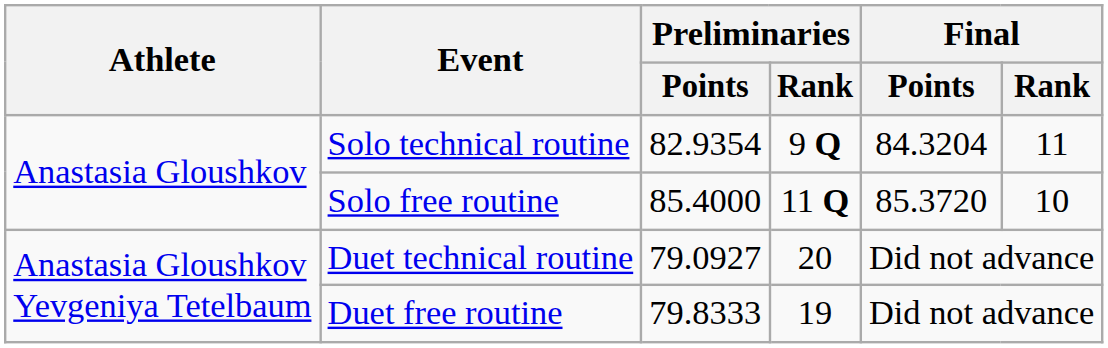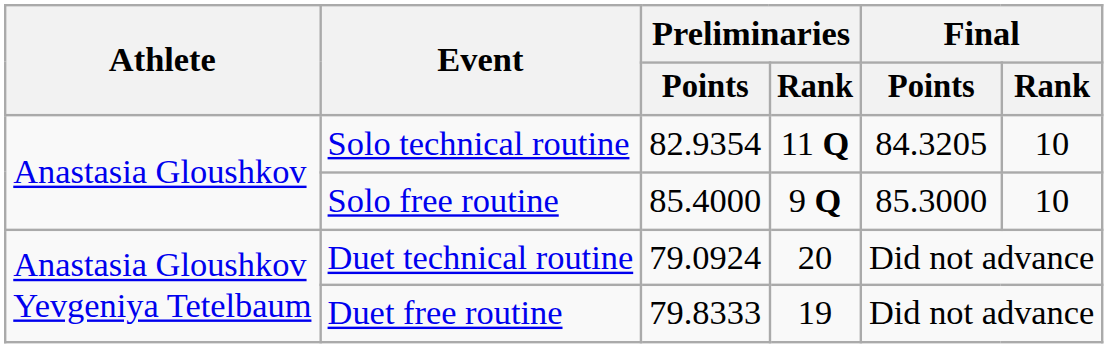(815, 143) 9 Q -> (815, 143) 11 Q
(931, 143) 84.3204 -> (931, 143) 84.3205
(1052, 143) 11 -> (1052, 143) 10
(815, 200) 11 Q -> (815, 200) 9 Q
(931, 200) 85.3720 -> (931, 200) 85.3000
(705, 257) 79.0927 -> (705, 257) 79.0924
